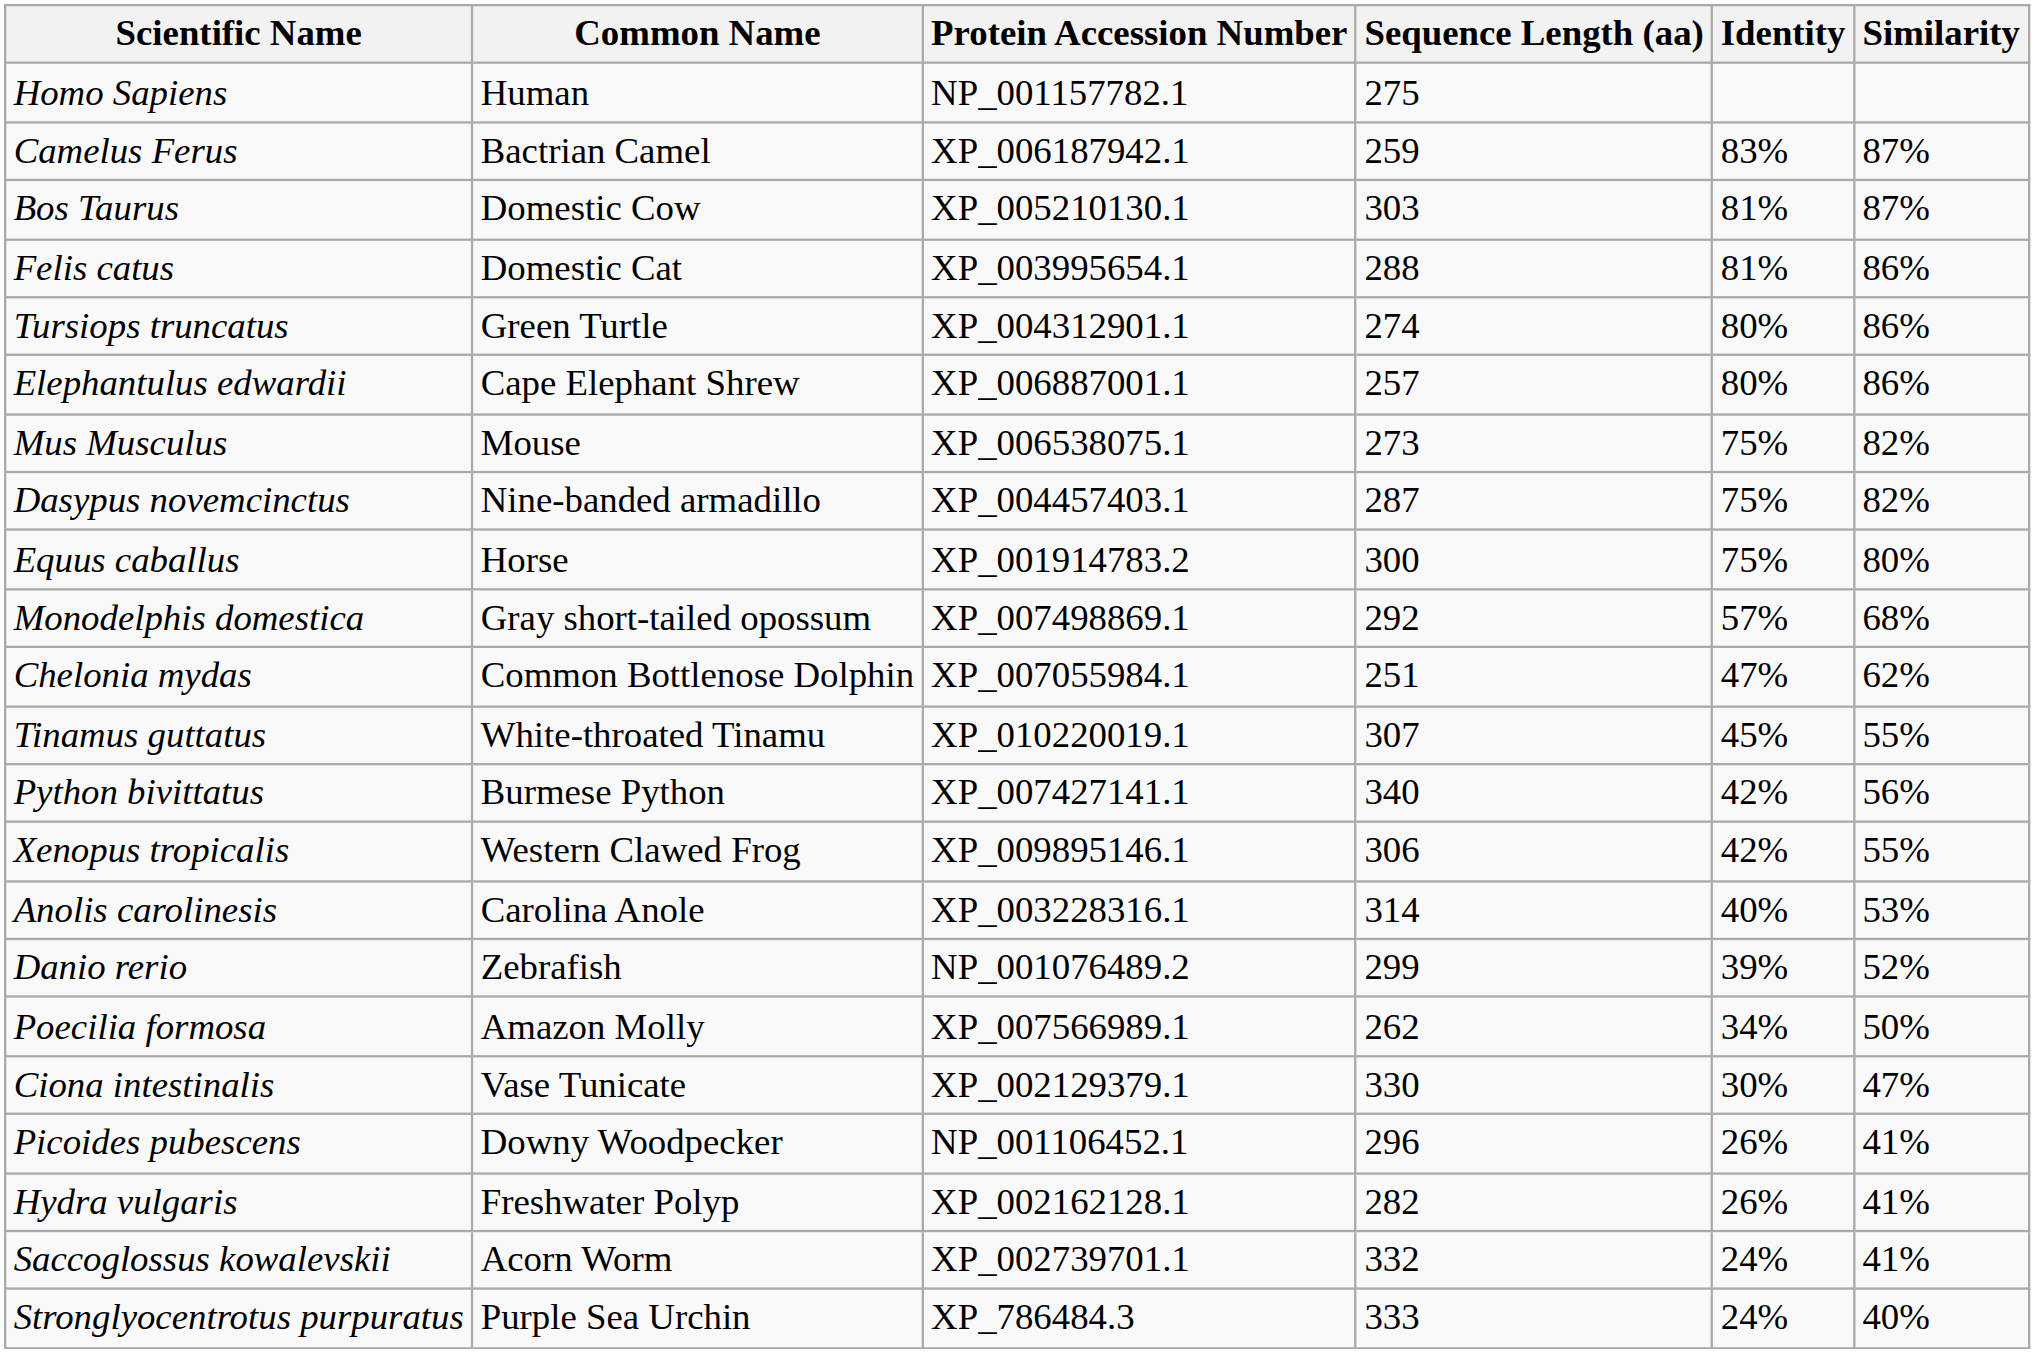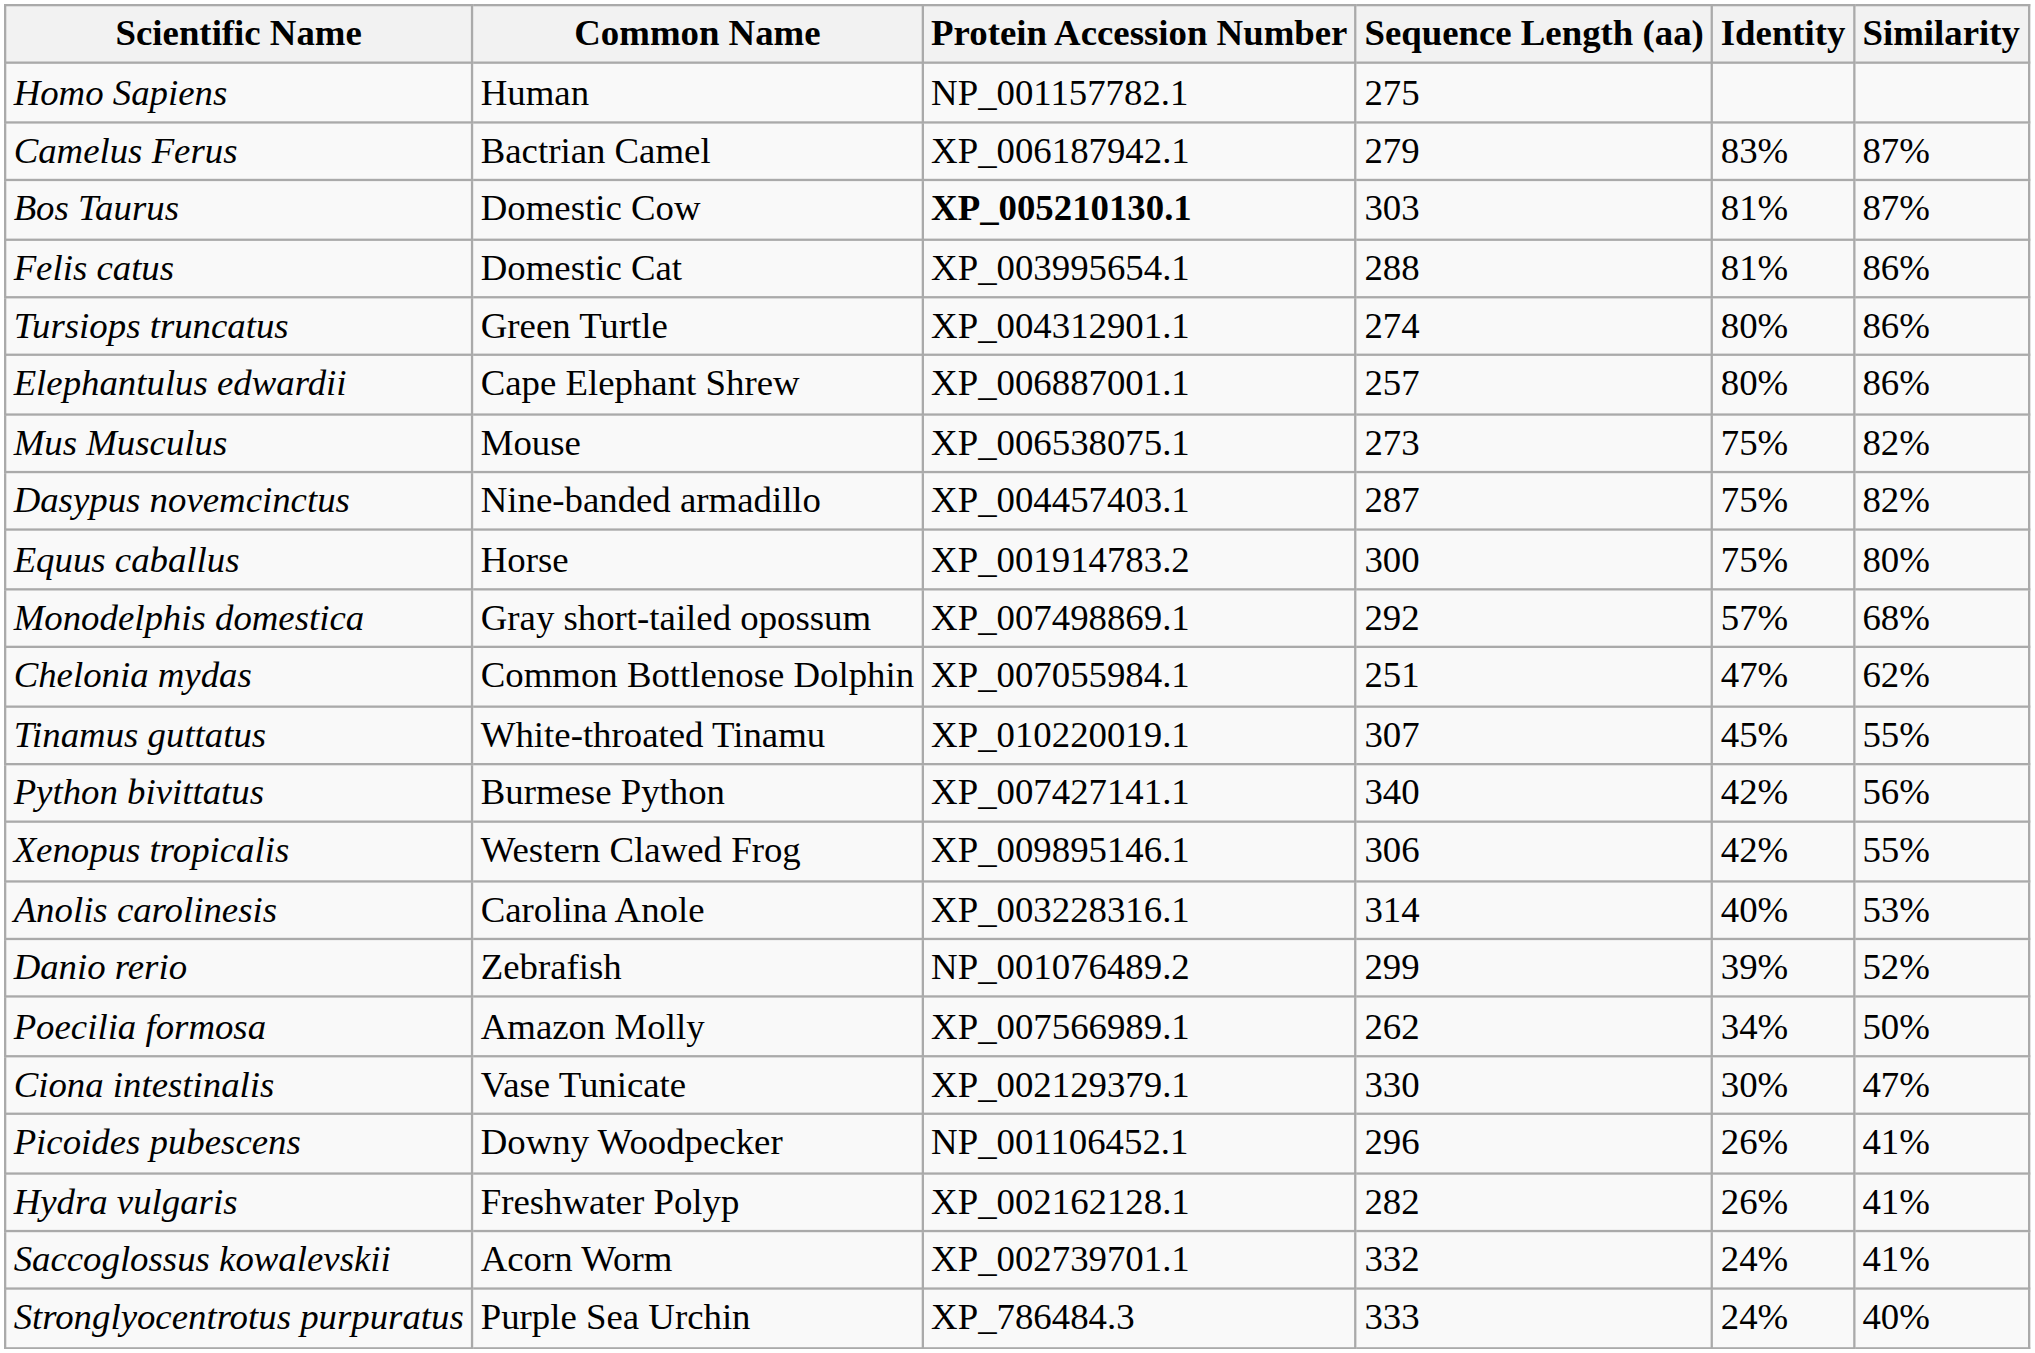(1392, 150) 259 -> (1392, 150) 279
(1060, 208) normal -> (1061, 208) bold
